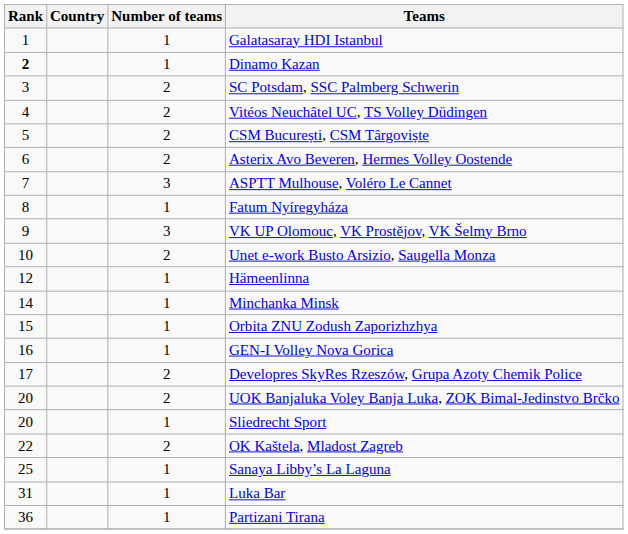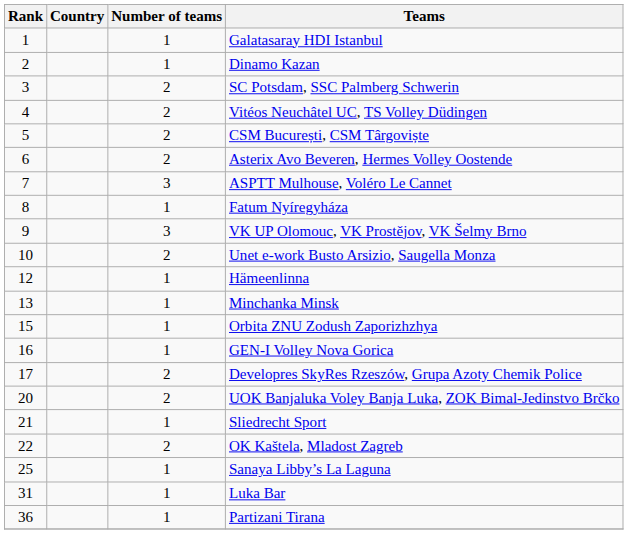(25, 64) bold -> (25, 64) normal
(25, 302) 14 -> (25, 302) 13
(25, 421) 20 -> (25, 421) 21
